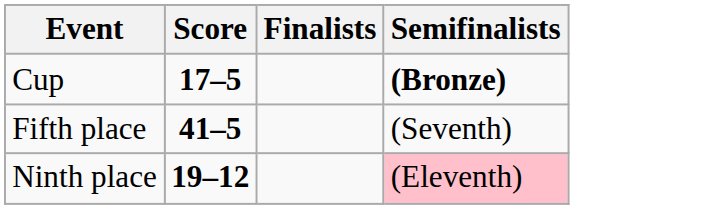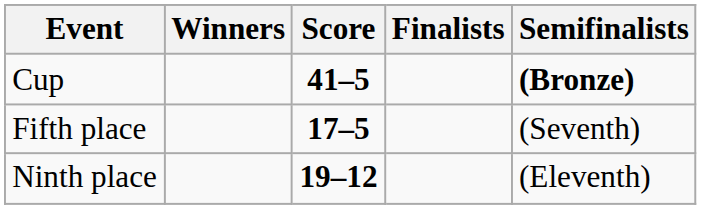+ column: (228, 29)
(210, 78) 17–5 -> (338, 78) 41–5
(210, 128) 41–5 -> (338, 128) 17–5
(457, 177) pink background -> (585, 177) no background
